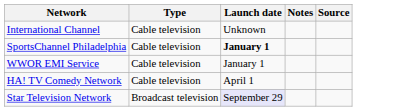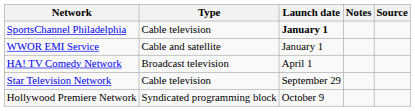- row: (53, 30)
(166, 64) Cable television -> (181, 47) Cable and satellite
(166, 81) Cable television -> (185, 64) Broadcast television
(175, 98) Broadcast television -> (176, 81) Cable television
(253, 98) lavender background -> (311, 81) no background
+ row: (72, 98)
